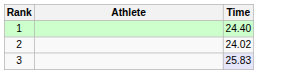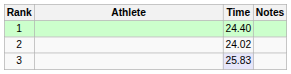+ column: (270, 12)
